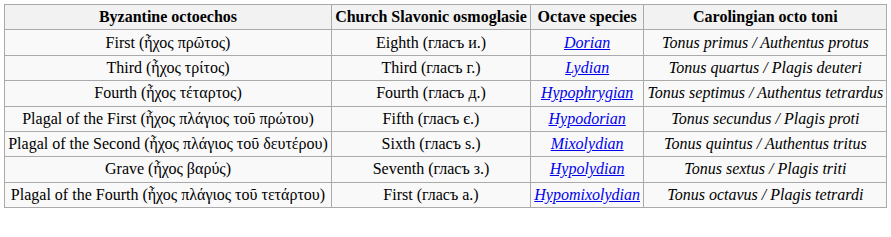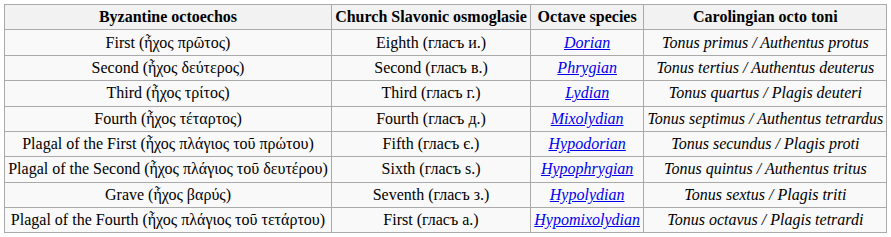+ row: (168, 67)
(587, 93) Hypophrygian -> (587, 118) Mixolydian
(587, 144) Mixolydian -> (587, 169) Hypophrygian
